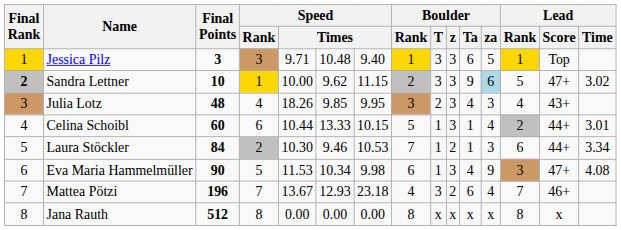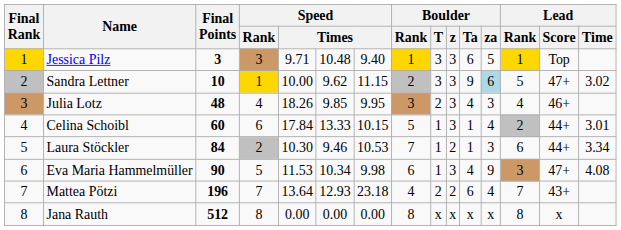(24, 81) bold -> (24, 81) normal
(559, 103) 43+ -> (559, 103) 46+
(297, 125) 10.44 -> (297, 125) 17.84
(297, 192) 13.67 -> (297, 192) 13.64
(438, 192) 3 -> (438, 192) 2
(559, 192) 46+ -> (559, 192) 43+
